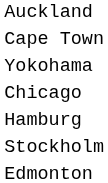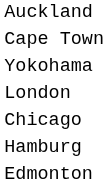+ row: (37, 93)
- row: (54, 147)
